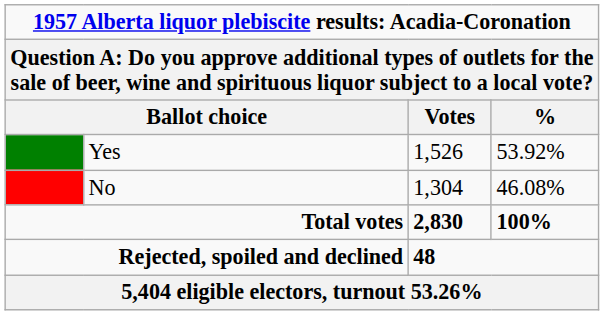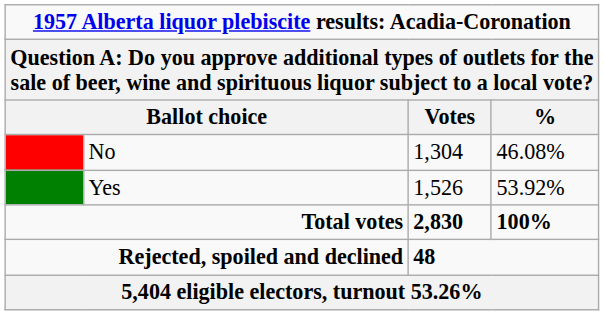rows swapped: (105, 151) <-> (102, 186)
